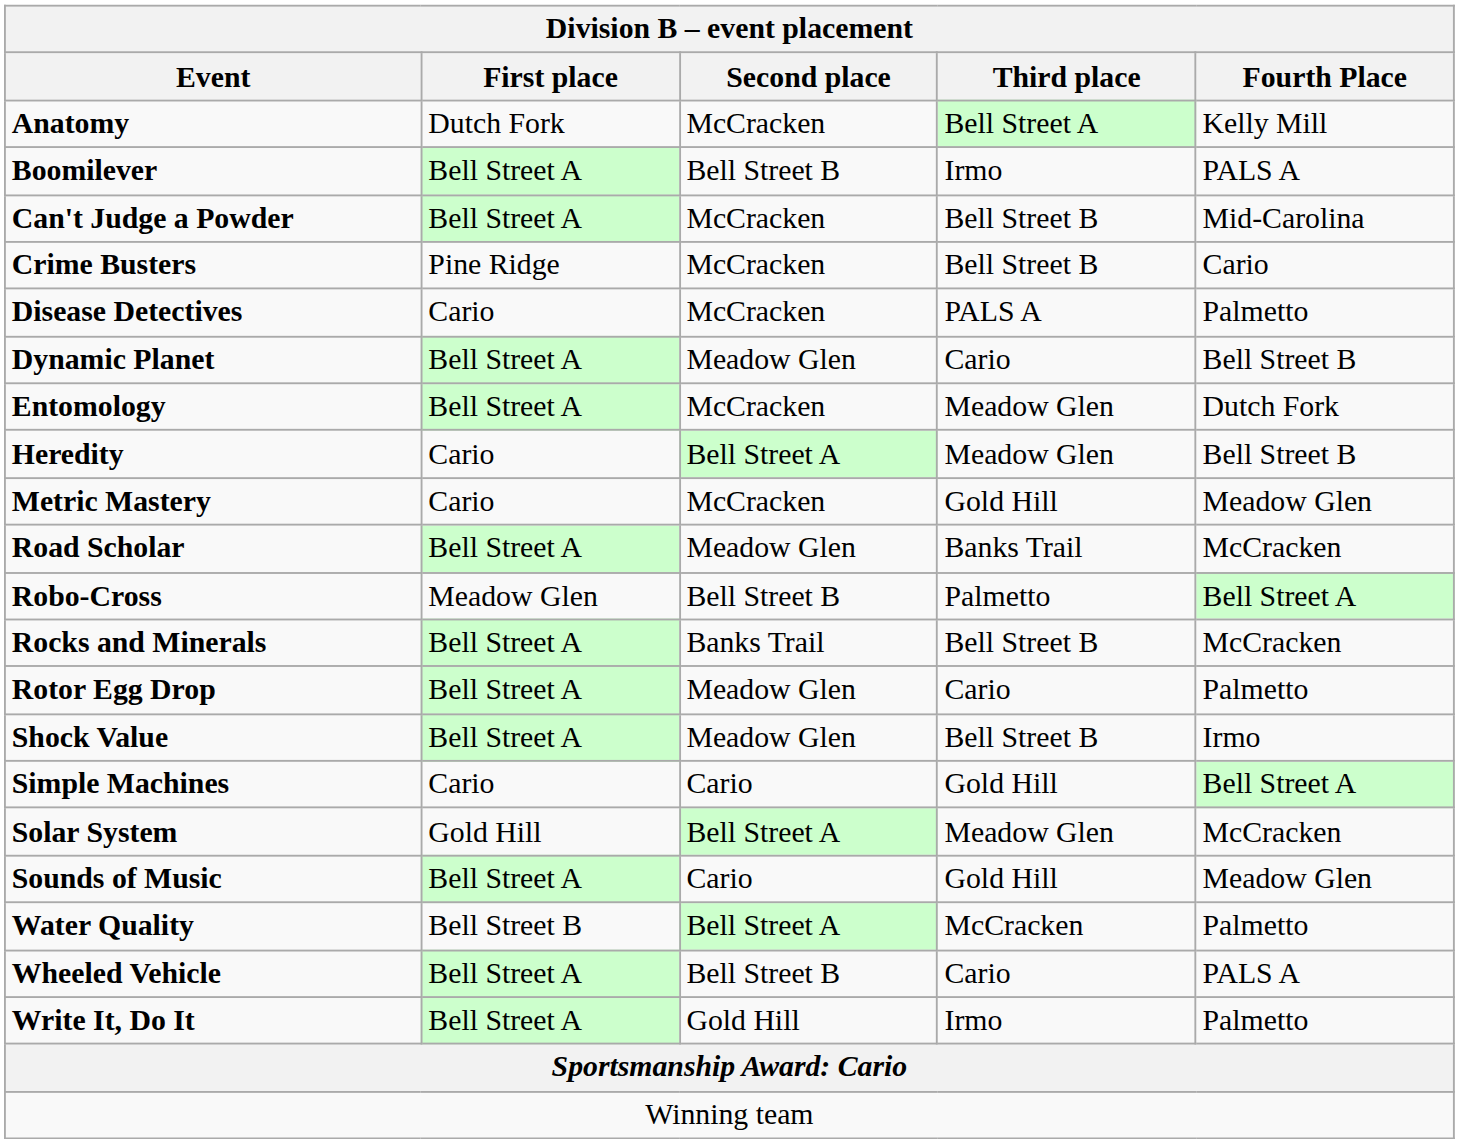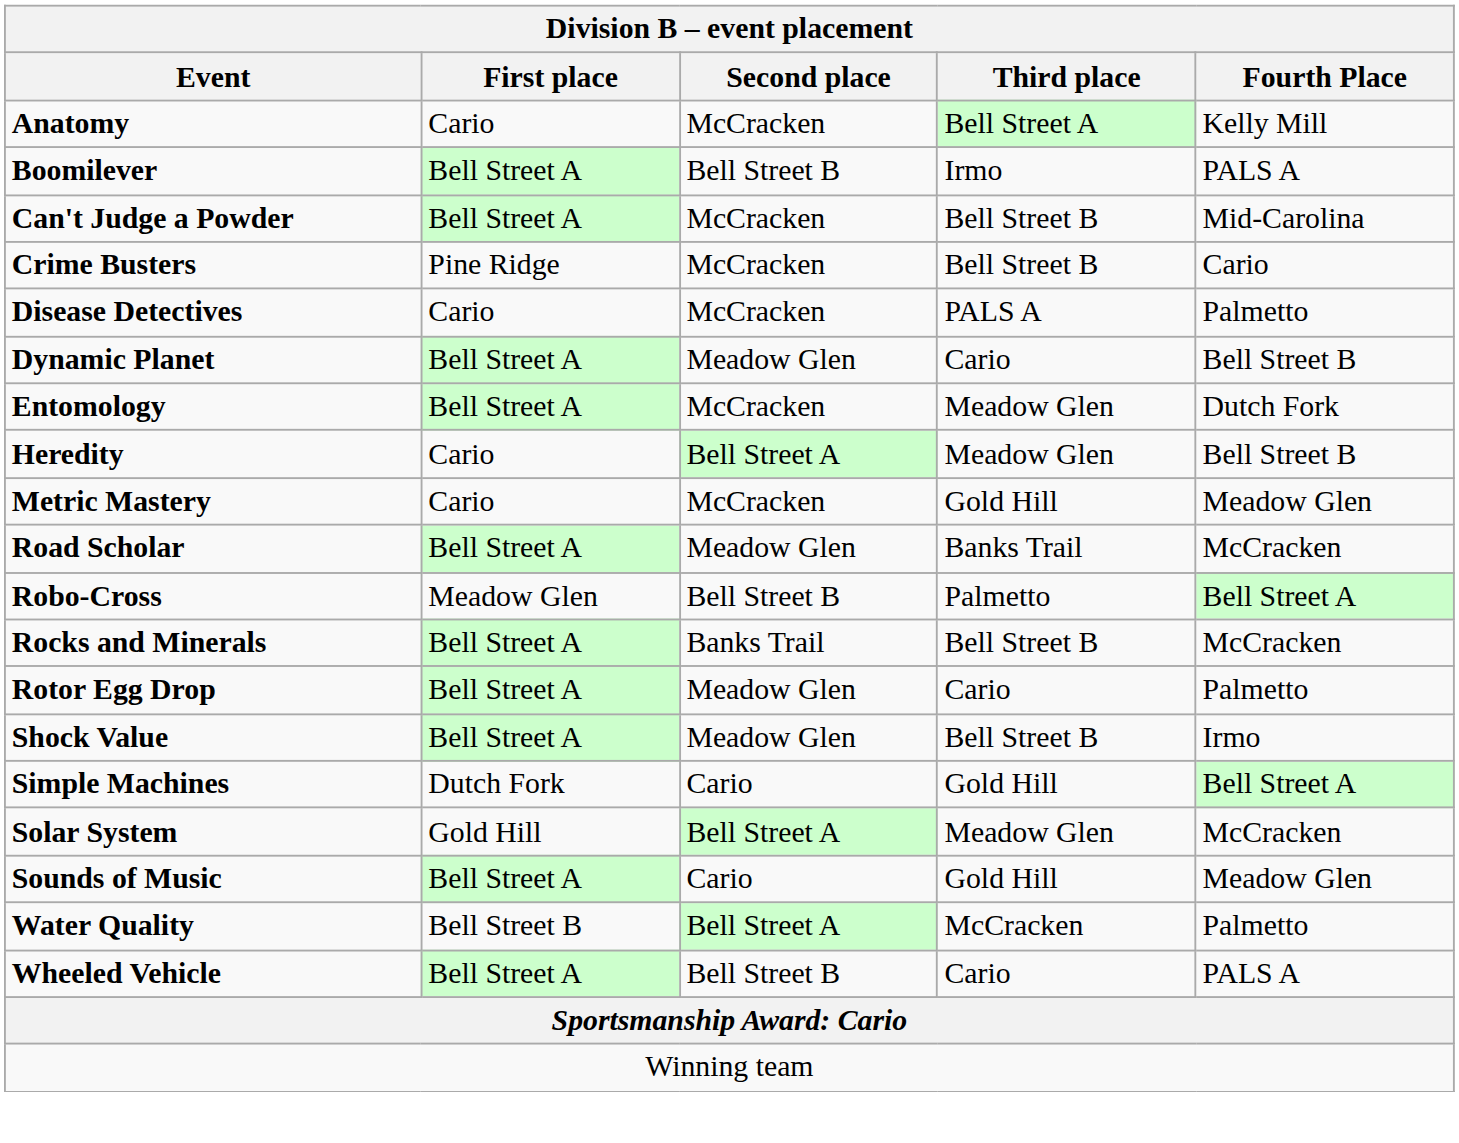(497, 123) Dutch Fork -> (461, 123) Cario
(461, 784) Cario -> (497, 784) Dutch Fork
- row: (103, 1020)
